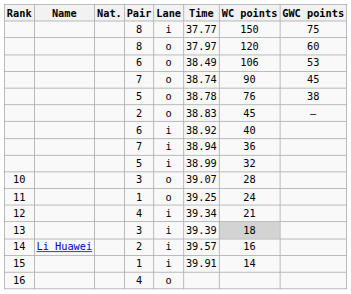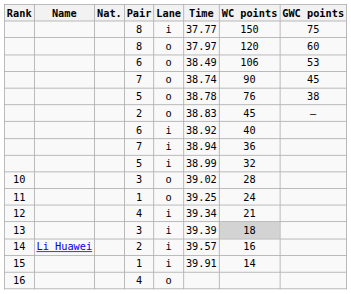(201, 180) 39.07 -> (201, 180) 39.02
